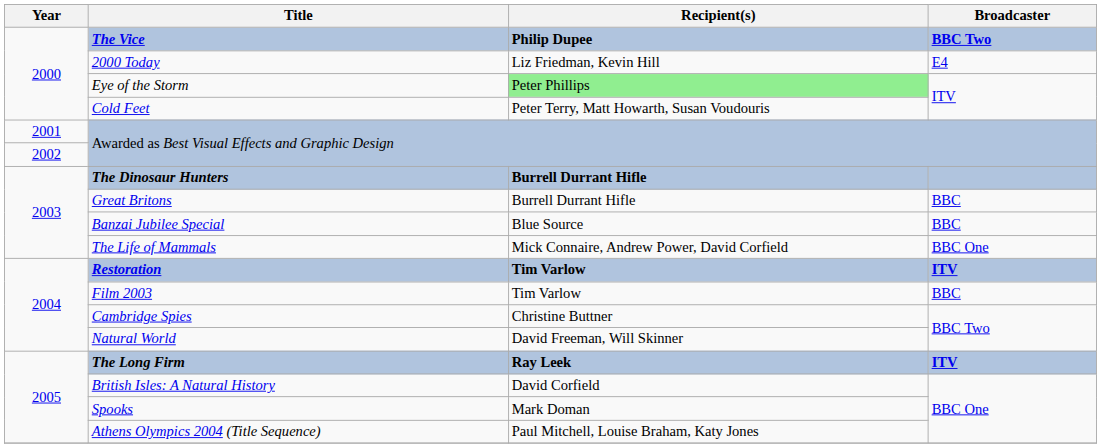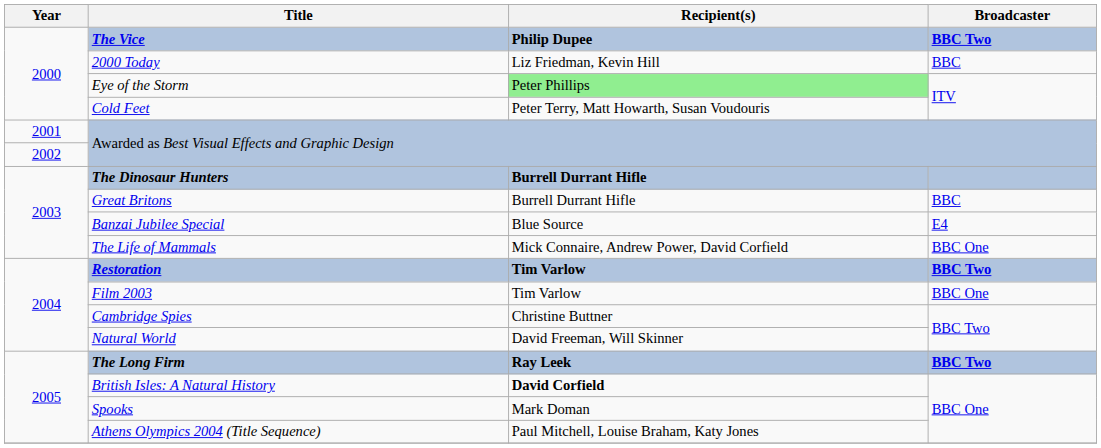(940, 62) E4 -> (946, 62) BBC
(946, 223) BBC -> (940, 223) E4
(945, 270) ITV -> (962, 270) BBC Two
(946, 293) BBC -> (960, 293) BBC One
(945, 362) ITV -> (962, 362) BBC Two
(556, 385) normal -> (558, 385) bold
